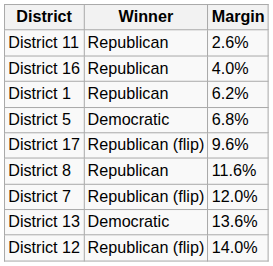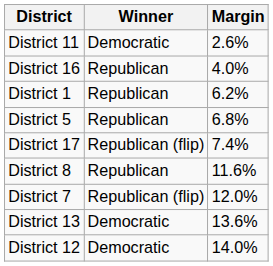(128, 42) Republican -> (128, 42) Democratic
(128, 119) Democratic -> (128, 119) Republican
(230, 145) 9.6% -> (230, 145) 7.4%
(146, 247) Republican (flip) -> (128, 247) Democratic
